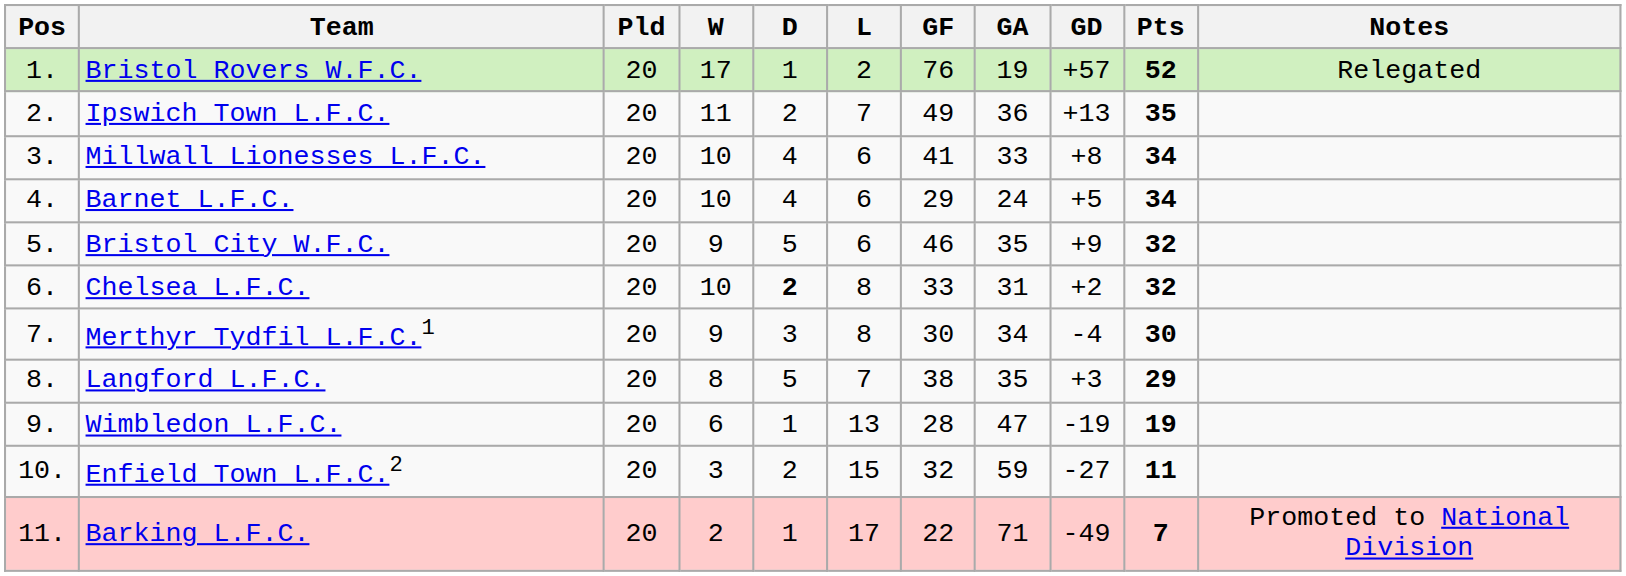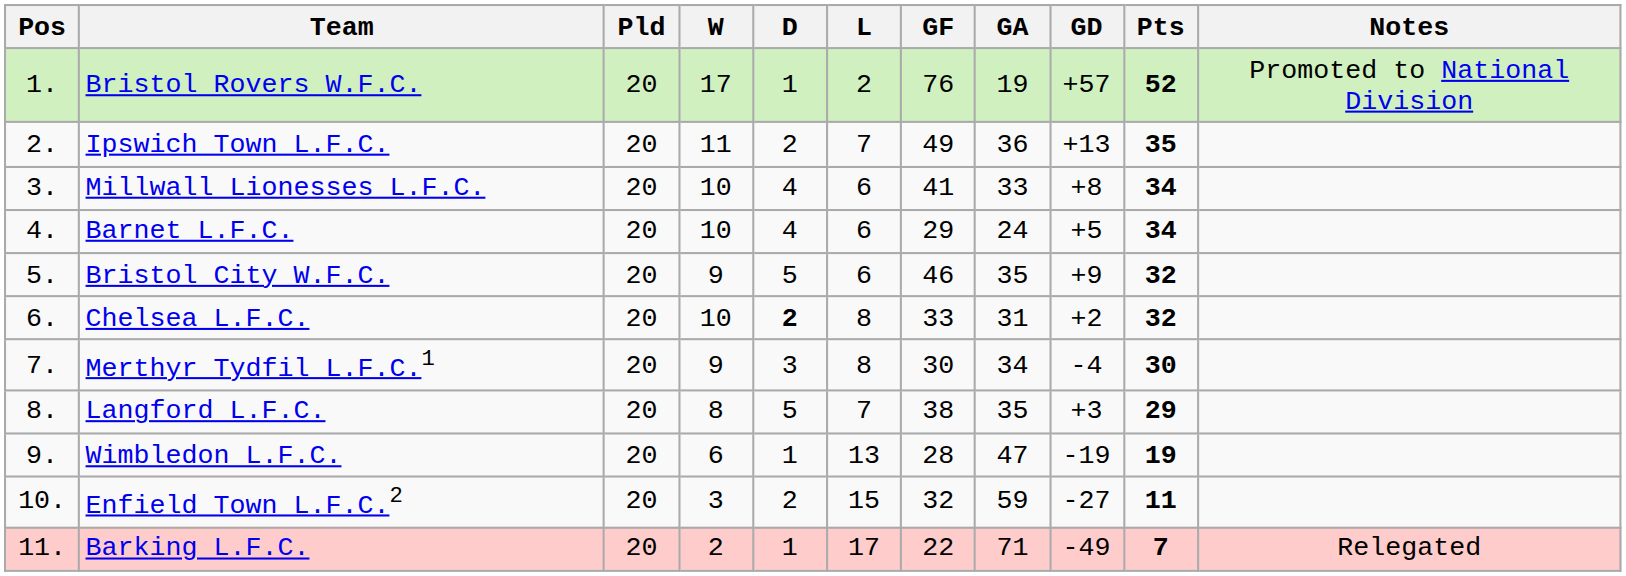(1409, 70) Relegated -> (1409, 86) Promoted to National Division
(1409, 534) Promoted to National Division -> (1409, 549) Relegated
